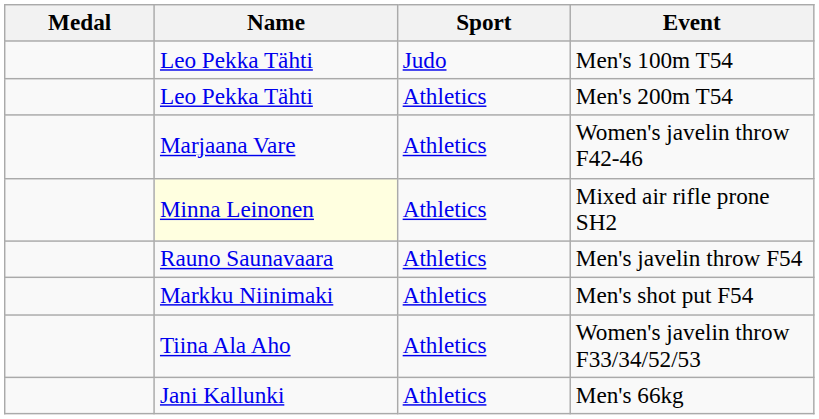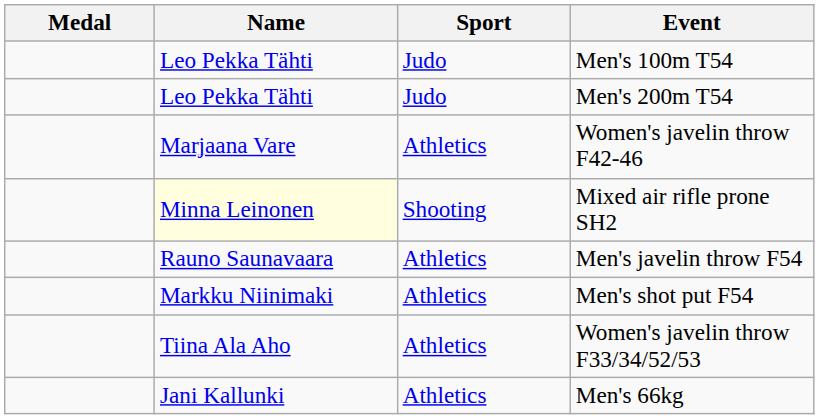(445, 96) Athletics -> (425, 96) Judo
(445, 209) Athletics -> (445, 209) Shooting
